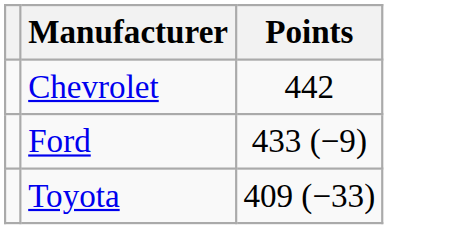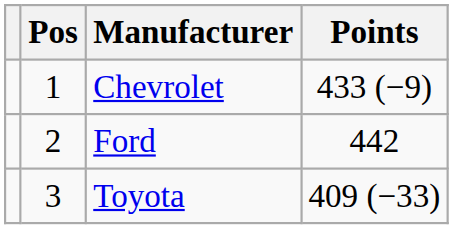+ column: (53, 32)
(309, 86) 442 -> (374, 86) 433 (−9)
(309, 141) 433 (−9) -> (374, 141) 442
